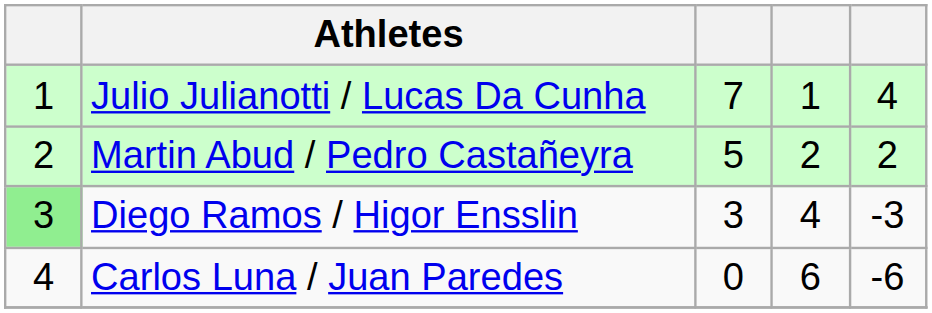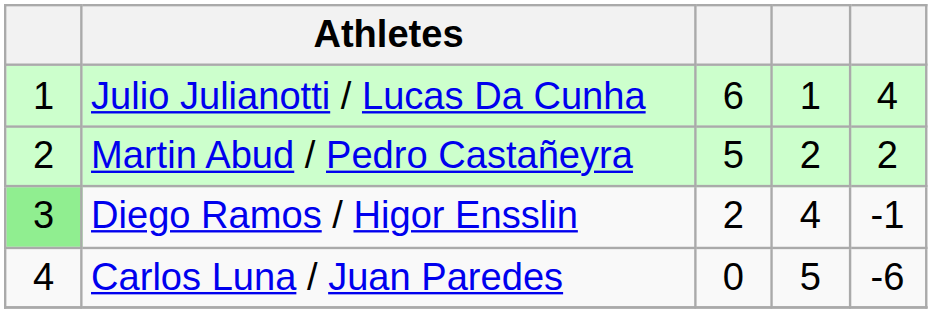(733, 95) 7 -> (733, 95) 6
(733, 215) 3 -> (733, 215) 2
(887, 215) -3 -> (887, 215) -1
(810, 276) 6 -> (810, 276) 5
